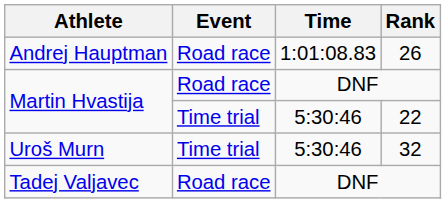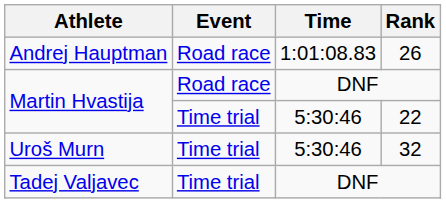(224, 182) Road race -> (218, 182) Time trial
